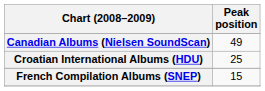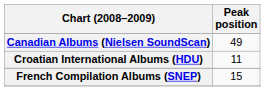(236, 59) 25 -> (236, 59) 11
